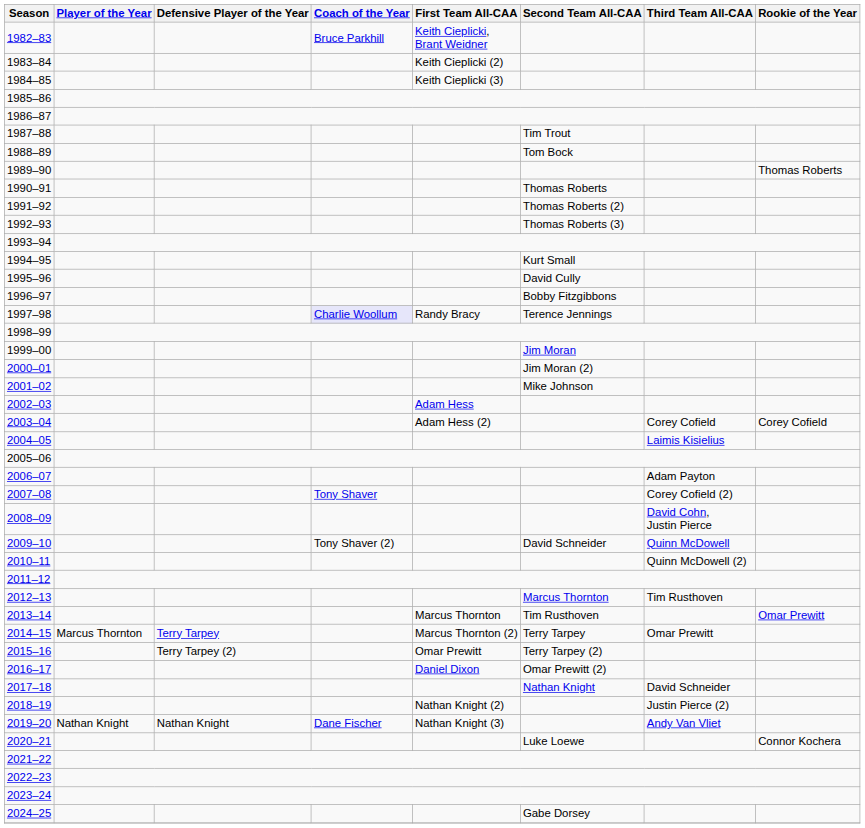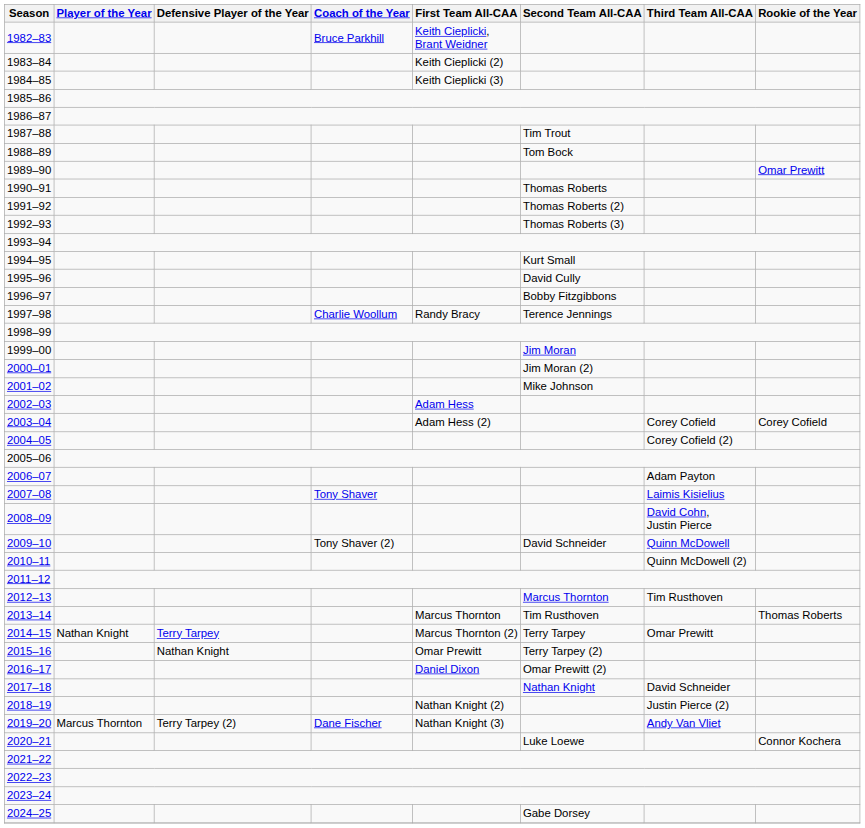(800, 170) Thomas Roberts -> (791, 170) Omar Prewitt
(356, 314) lavender background -> (356, 314) no background
(686, 440) Laimis Kisielius -> (690, 440) Corey Cofield (2)
(690, 494) Corey Cofield (2) -> (686, 494) Laimis Kisielius
(791, 615) Omar Prewitt -> (800, 615) Thomas Roberts
(99, 633) Marcus Thornton -> (92, 633) Nathan Knight
(196, 651) Terry Tarpey (2) -> (193, 651) Nathan Knight
(92, 723) Nathan Knight -> (99, 723) Marcus Thornton
(193, 723) Nathan Knight -> (196, 723) Terry Tarpey (2)
